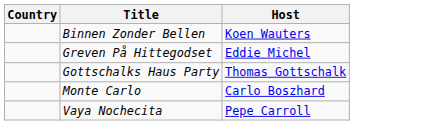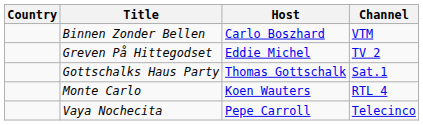+ column: (384, 14)
(268, 33) Koen Wauters -> (275, 33) Carlo Boszhard
(275, 91) Carlo Boszhard -> (268, 91) Koen Wauters
